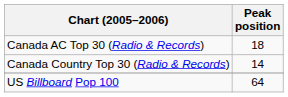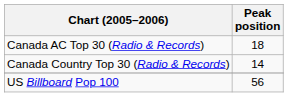(258, 82) 64 -> (258, 82) 56
